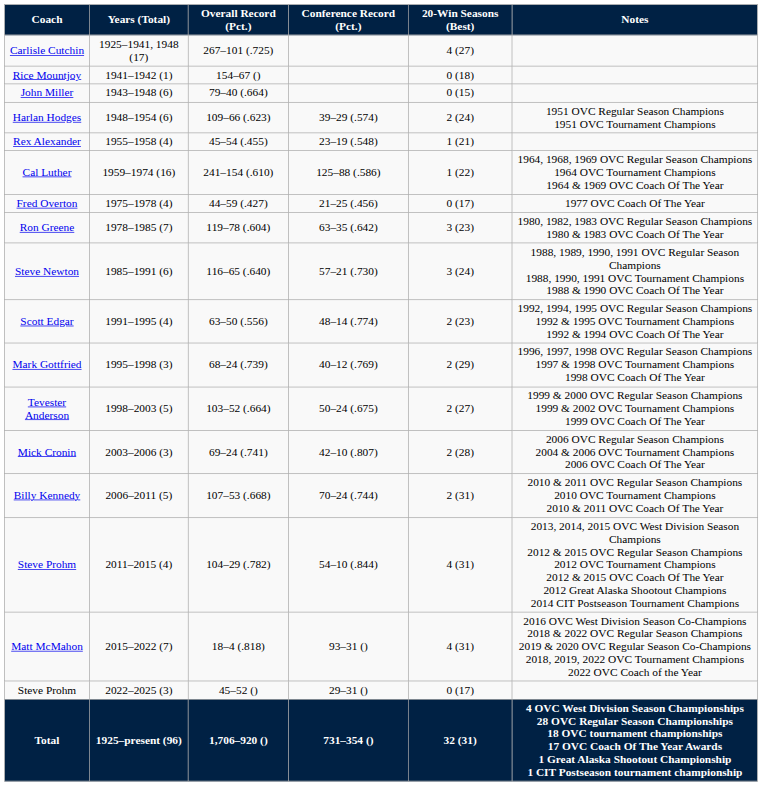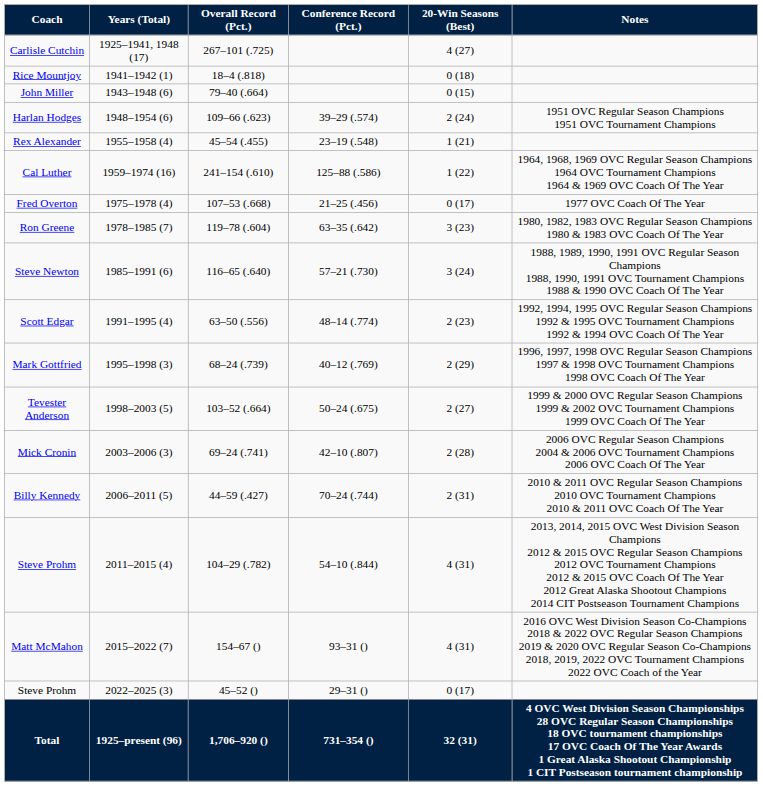(238, 75) 154–67 () -> (238, 75) 18–4 (.818)
(238, 203) 44–59 (.427) -> (238, 203) 107–53 (.668)
(238, 495) 107–53 (.668) -> (238, 495) 44–59 (.427)
(238, 646) 18–4 (.818) -> (238, 646) 154–67 ()
